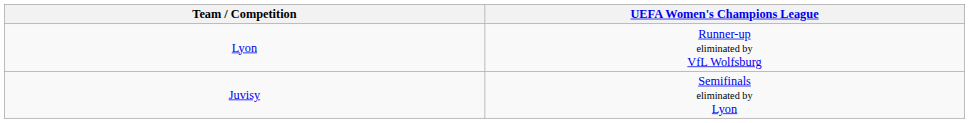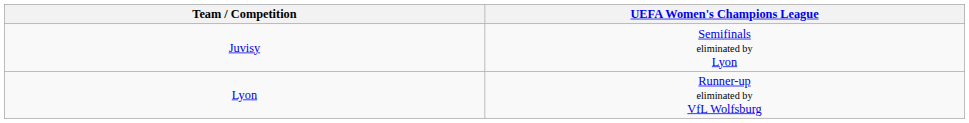rows swapped: (244, 47) <-> (244, 94)
